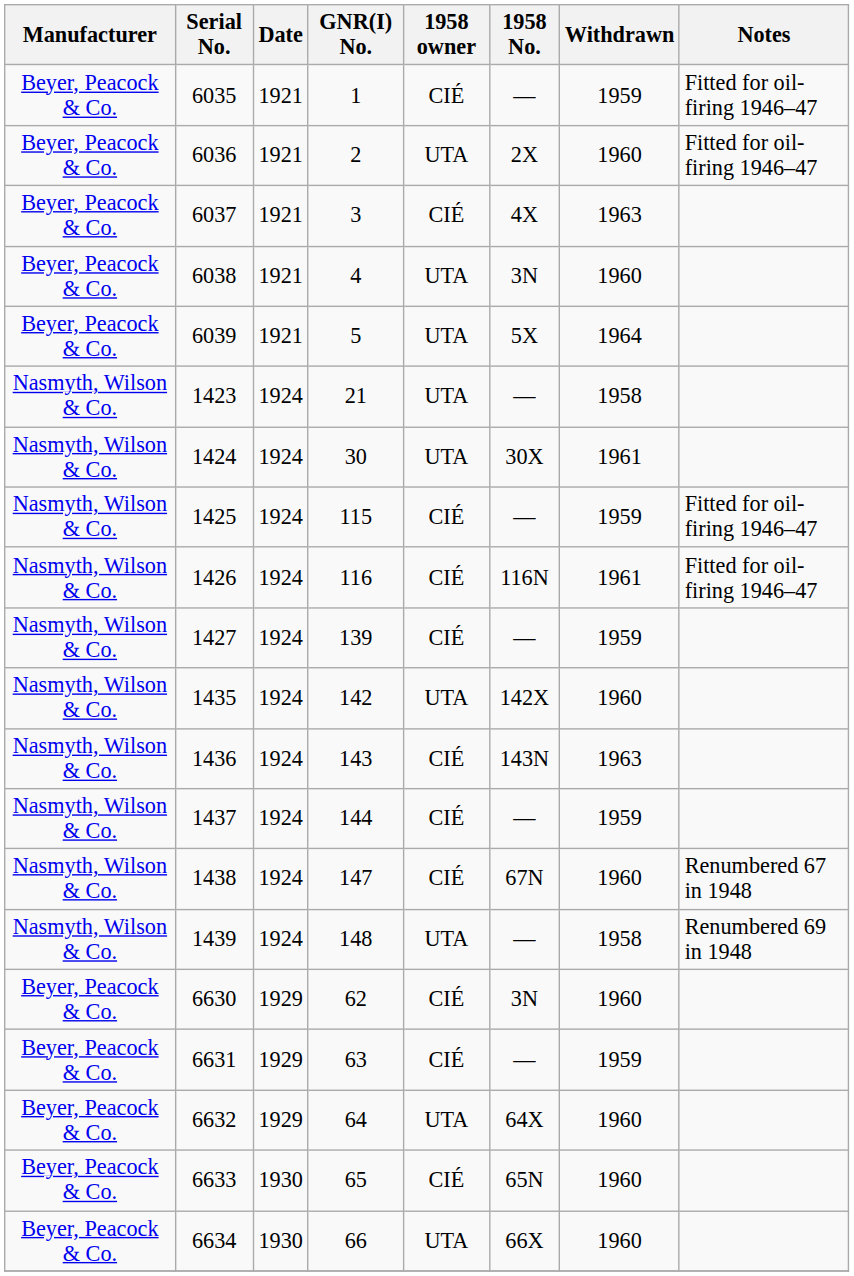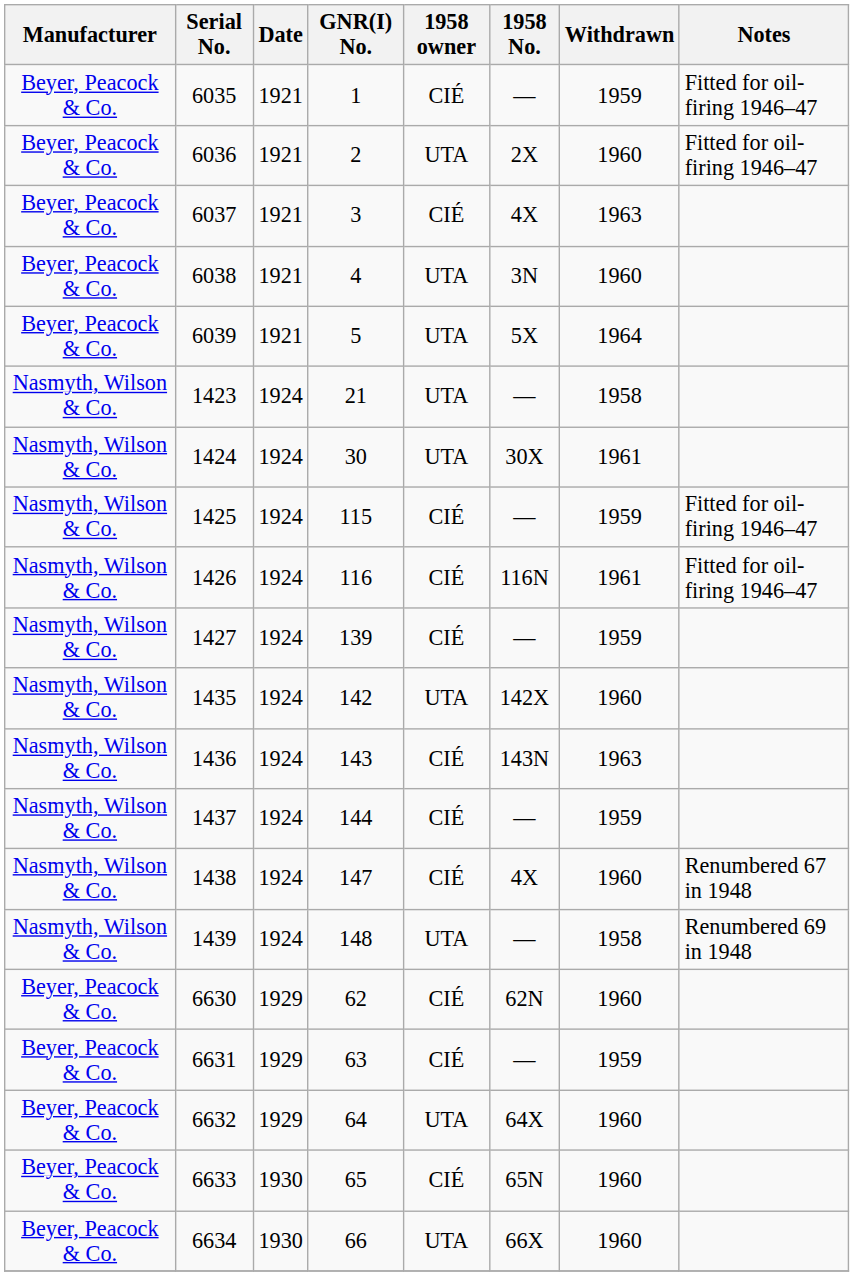(524, 878) 67N -> (524, 878) 4X
(524, 999) 3N -> (524, 999) 62N
